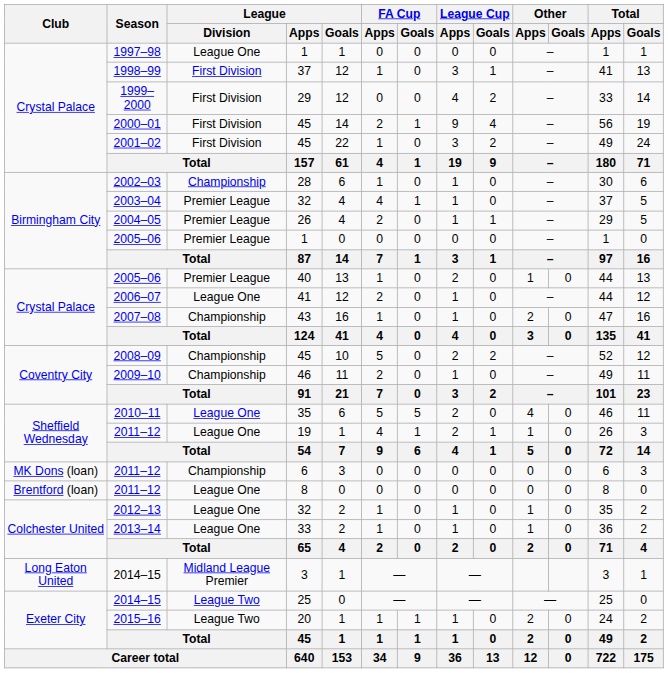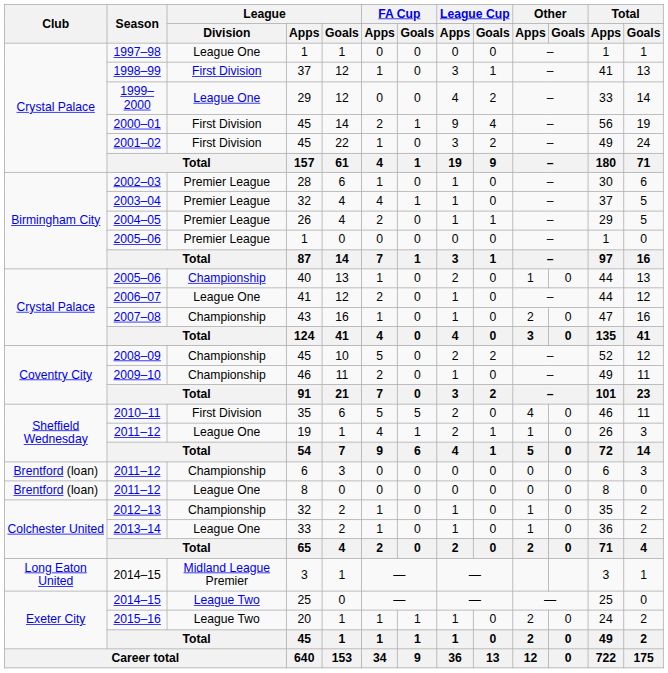(227, 98) First Division -> (227, 98) League One
(227, 182) Championship -> (227, 182) Premier League
(227, 278) Premier League -> (227, 278) Championship
(227, 413) League One -> (227, 413) First Division
(56, 471) MK Dons (loan) -> (56, 471) Brentford (loan)
(227, 509) League One -> (227, 509) Championship
